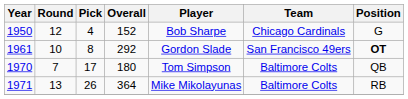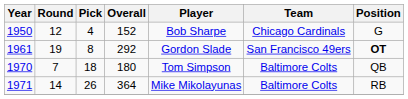(55, 49) 10 -> (55, 49) 19
(90, 67) 17 -> (90, 67) 18
(55, 85) 13 -> (55, 85) 14
